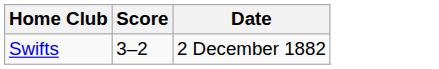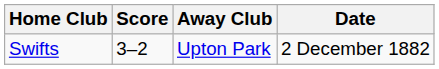+ column: (225, 19)
